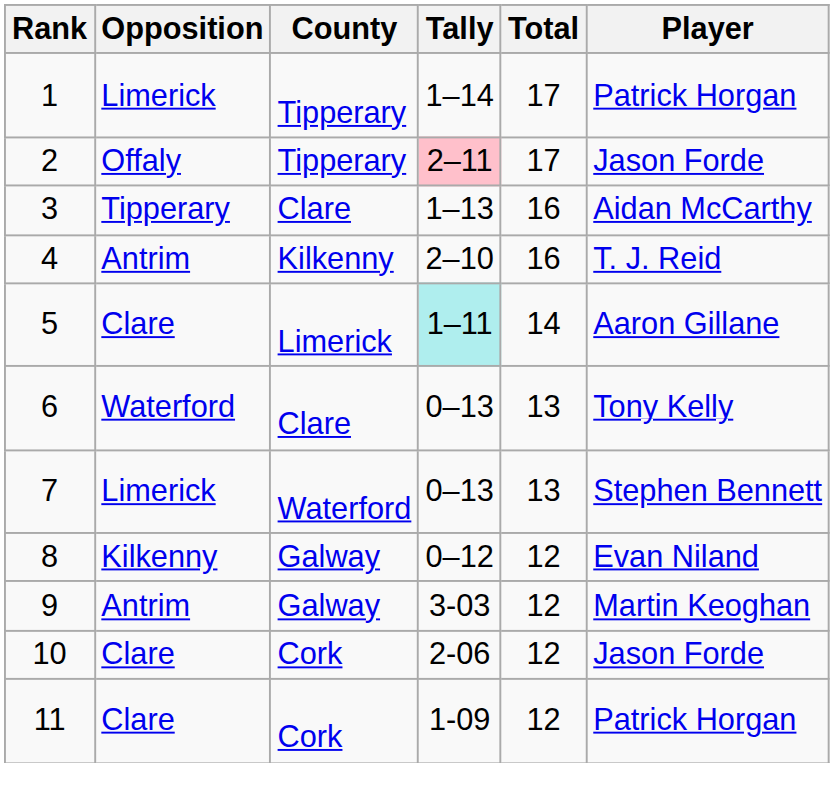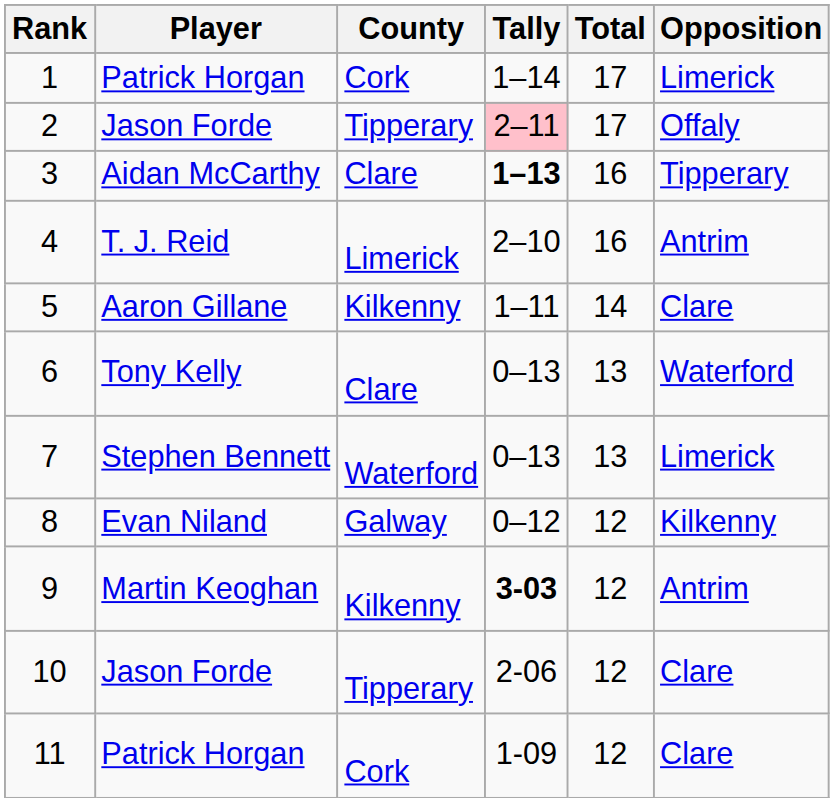columns swapped: (708, 28) <-> (182, 28)
(342, 112) Tipperary -> (377, 77) Cork
(460, 209) normal -> (526, 175) bold
(336, 258) Kilkenny -> (402, 258) Limerick
(335, 341) Limerick -> (402, 307) Kilkenny
(460, 324) paleturquoise background -> (526, 307) no background
(329, 605) Galway -> (402, 605) Kilkenny
(460, 605) normal -> (526, 588) bold
(310, 654) Cork -> (409, 688) Tipperary
